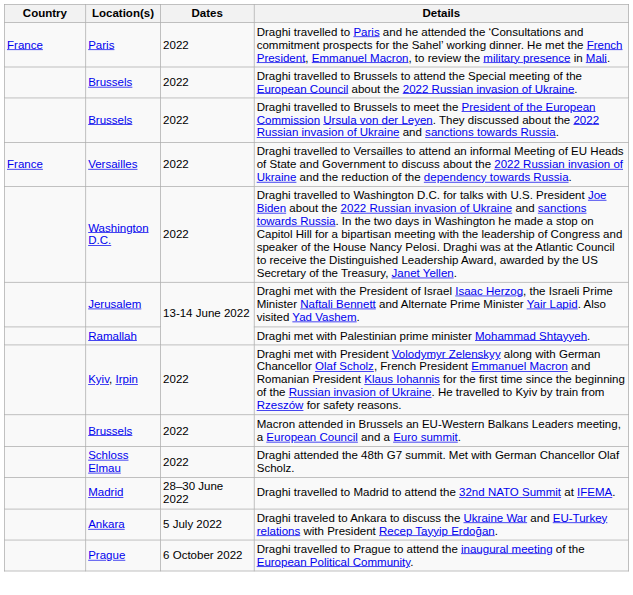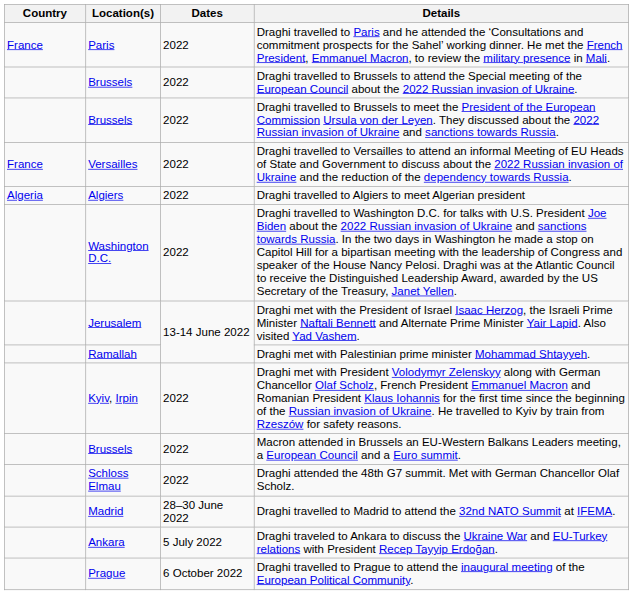+ row: (391, 195)
